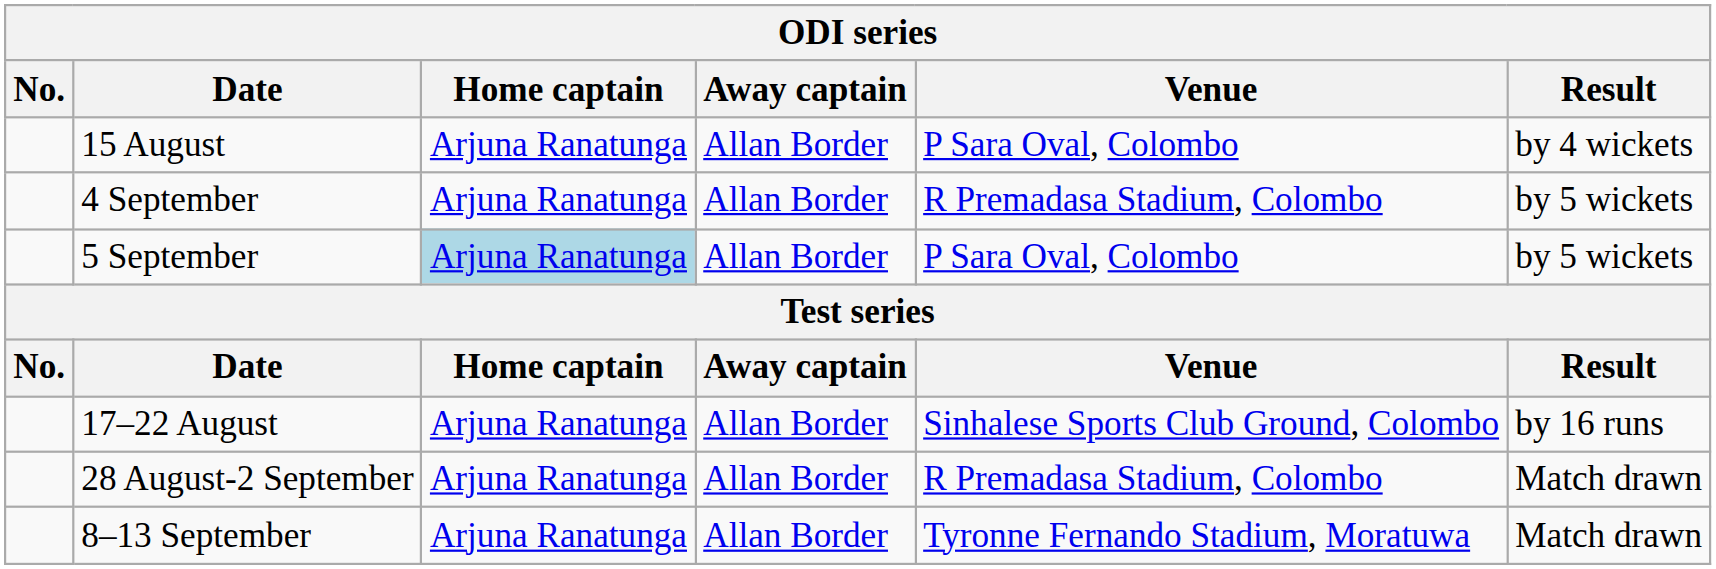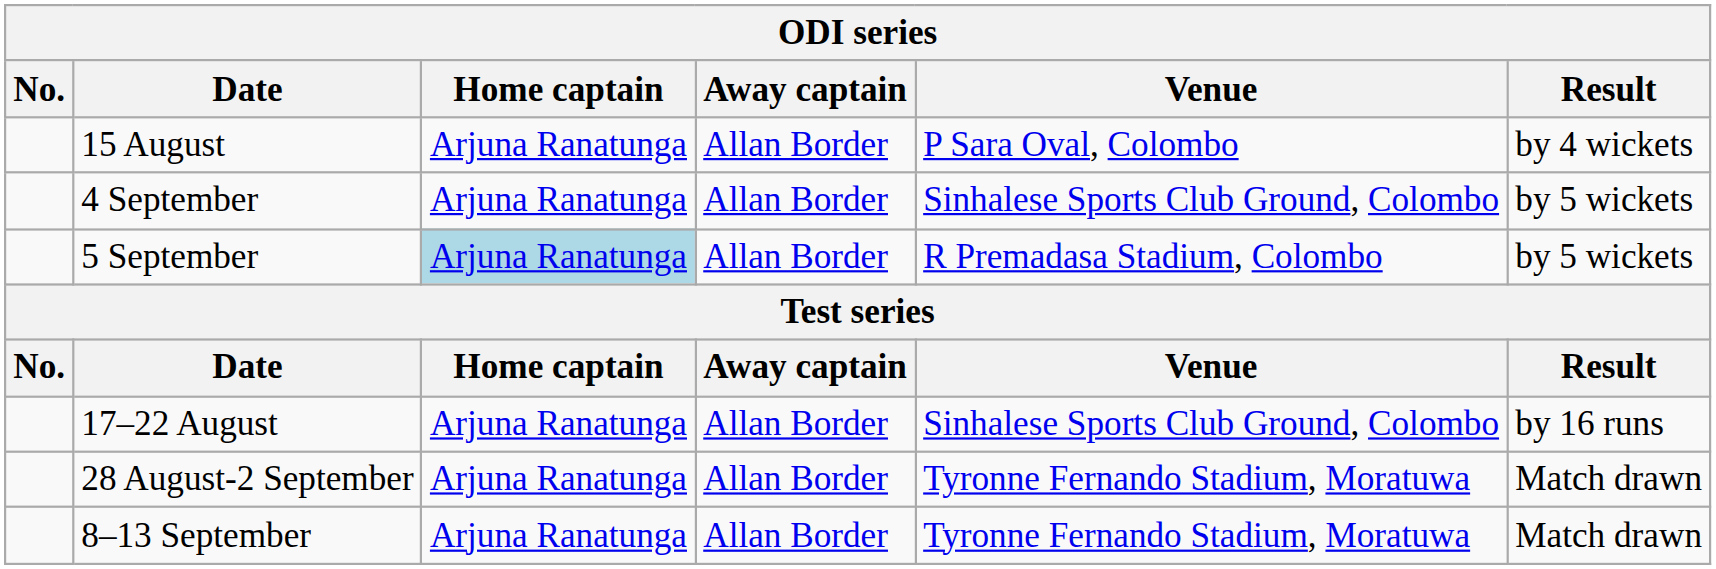(1153, 199) R Premadasa Stadium, Colombo -> (1211, 199) Sinhalese Sports Club Ground, Colombo
(1081, 255) P Sara Oval, Colombo -> (1153, 255) R Premadasa Stadium, Colombo
(1153, 479) R Premadasa Stadium, Colombo -> (1197, 479) Tyronne Fernando Stadium, Moratuwa
